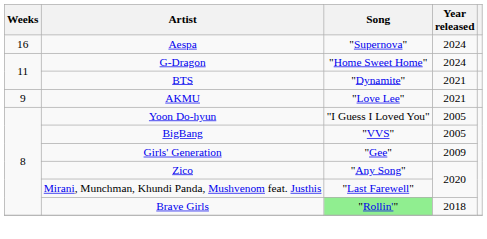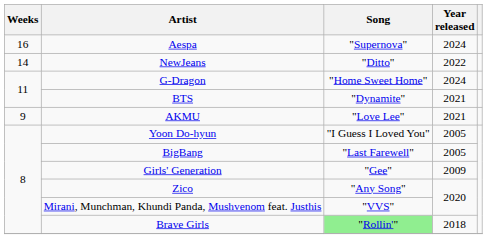+ row: (183, 62)
(378, 134) "VVS" -> (378, 152) "Last Farewell"
(378, 188) "Last Farewell" -> (378, 206) "VVS"
